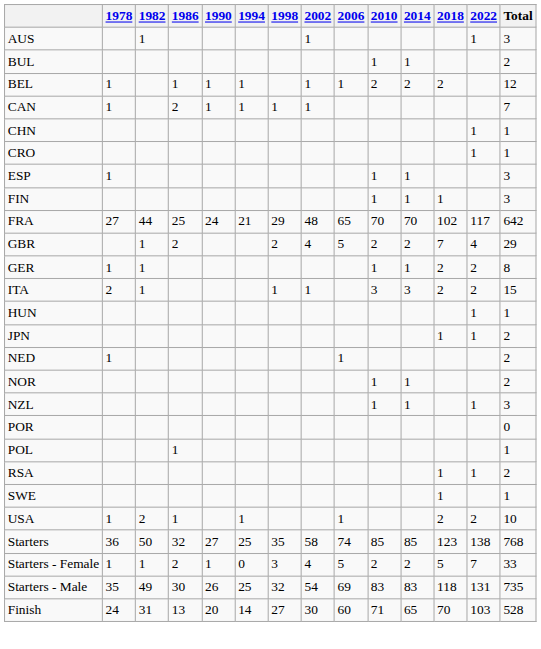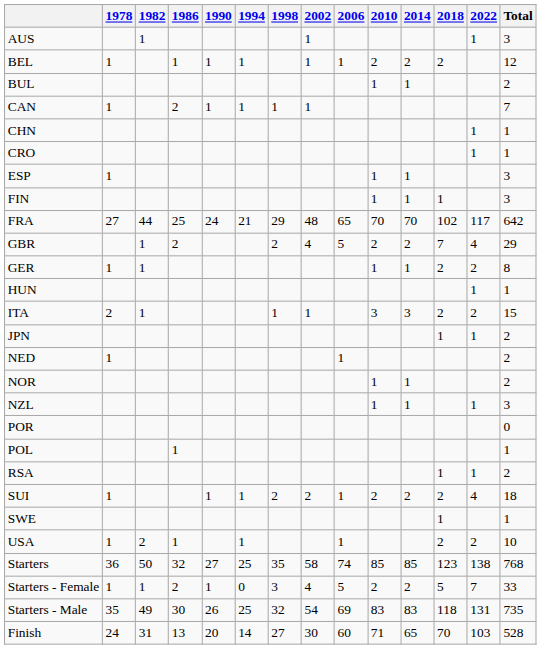rows swapped: (20, 84) <-> (21, 61)
rows swapped: (22, 313) <-> (18, 290)
+ row: (18, 495)
